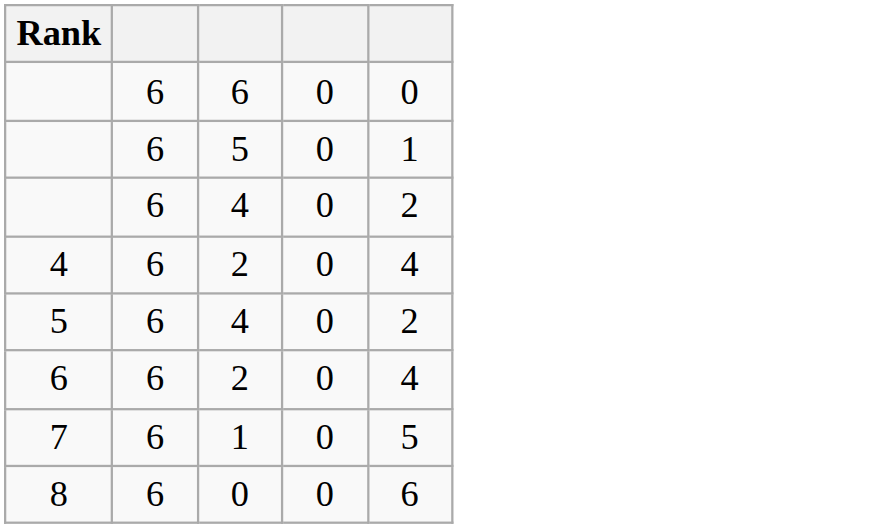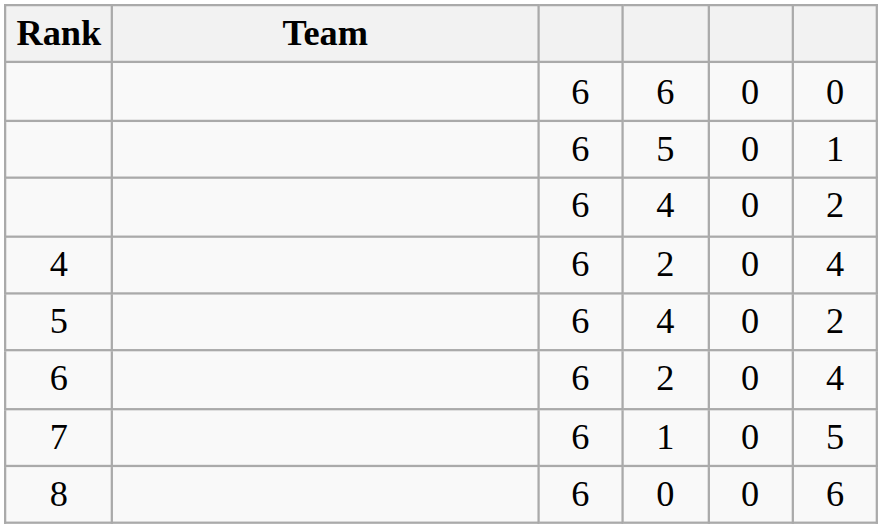+ column: (325, 33)
